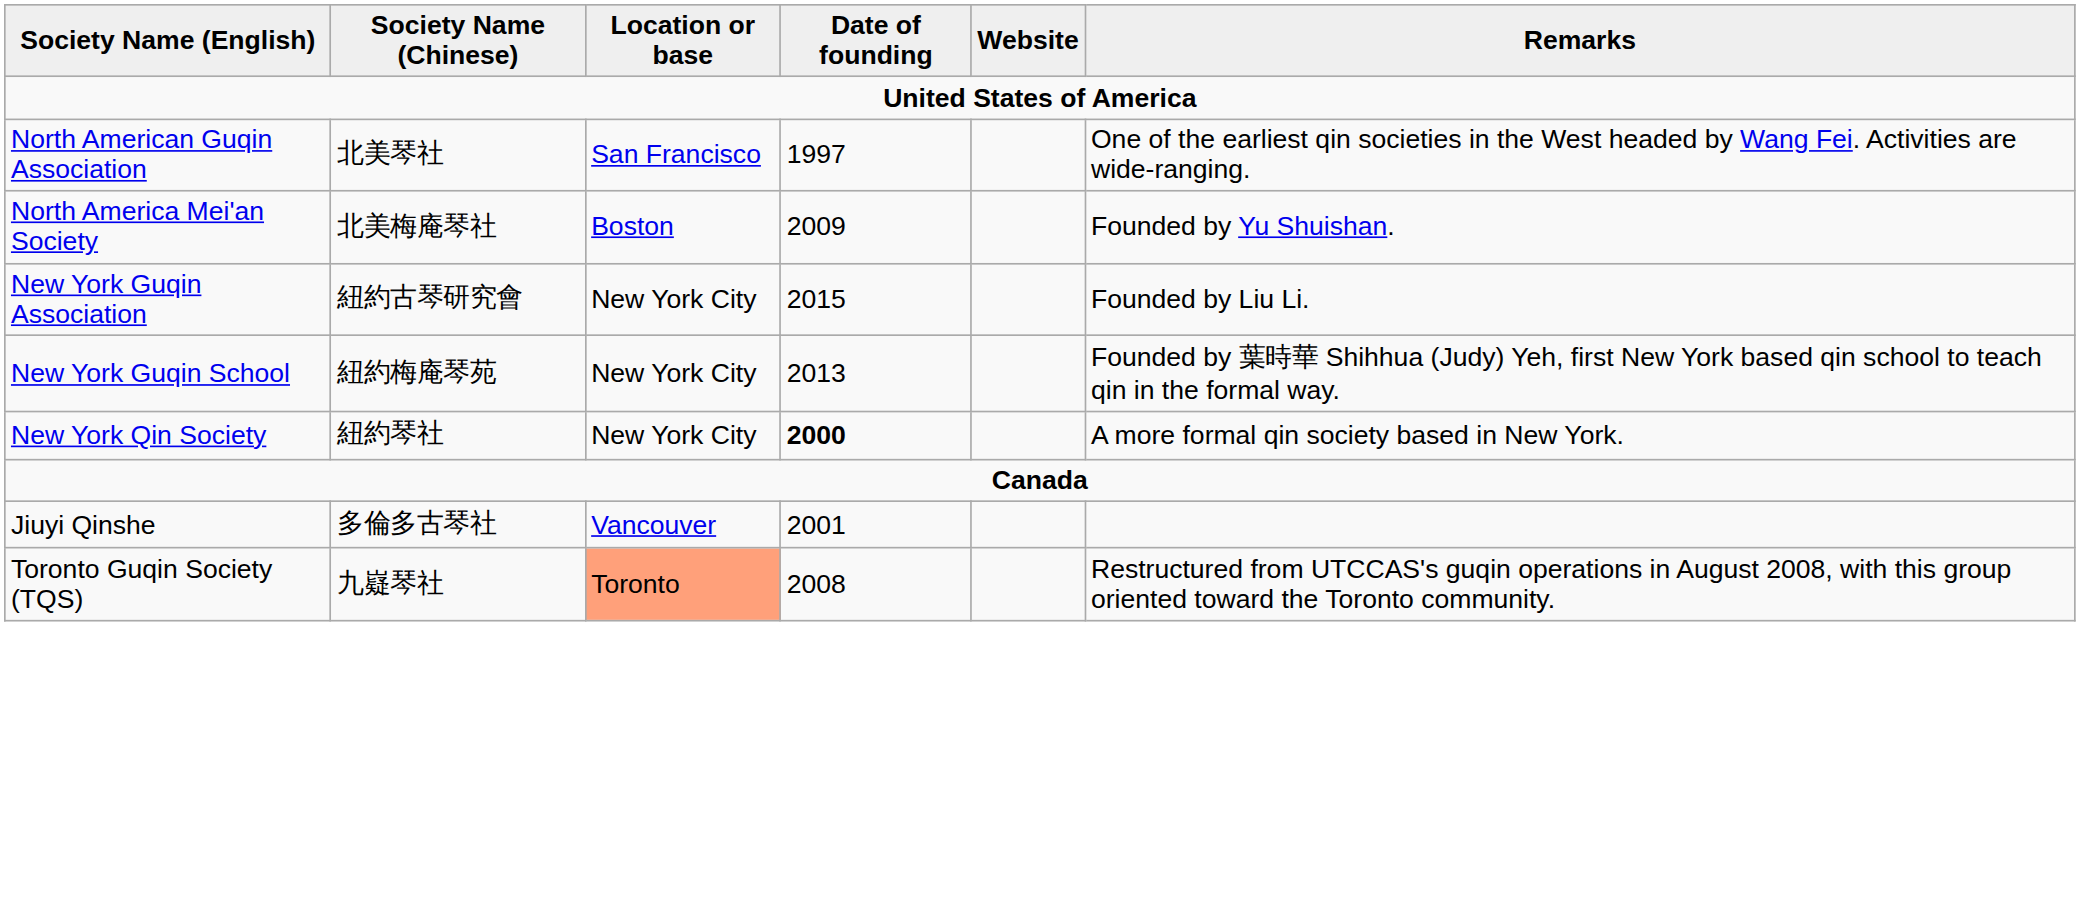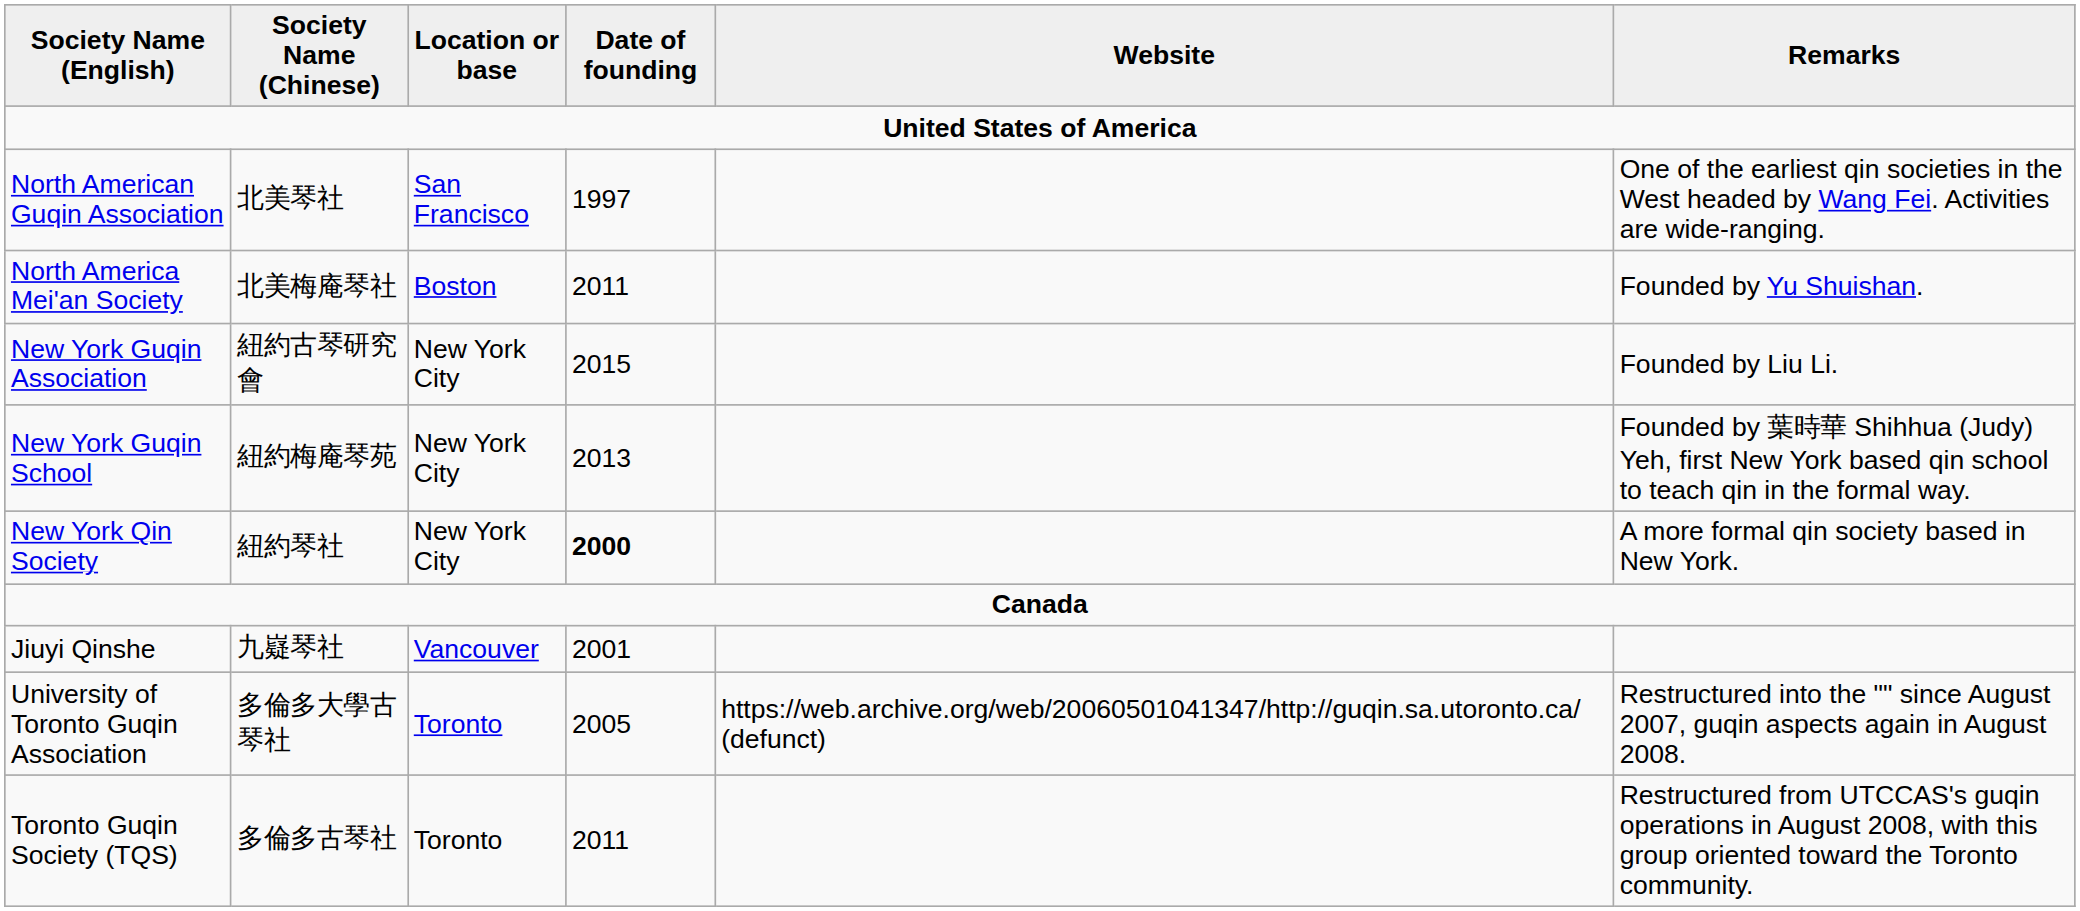(816, 226) 2009 -> (601, 286) 2011
(417, 523) 多倫多古琴社 -> (290, 648) 九嶷琴社
+ row: (94, 723)
(390, 583) 九嶷琴社 -> (317, 839) 多倫多古琴社
(635, 583) lightsalmon background -> (458, 840) no background
(816, 583) 2008 -> (601, 840) 2011
